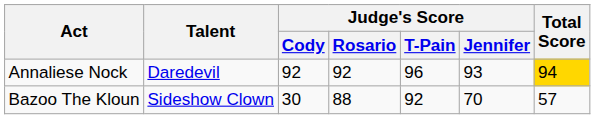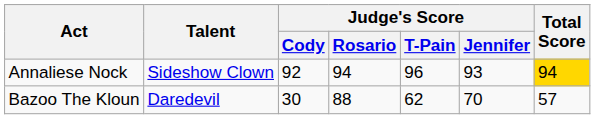(184, 72) Daredevil -> (211, 72) Sideshow Clown
(342, 72) 92 -> (342, 72) 94
(211, 99) Sideshow Clown -> (184, 99) Daredevil
(414, 99) 92 -> (414, 99) 62
